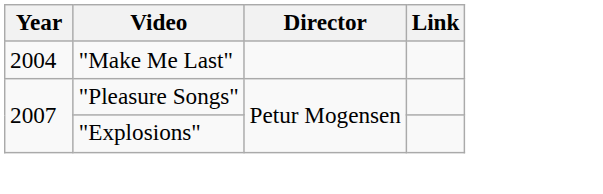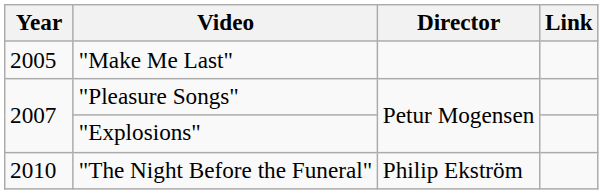(33, 59) 2004 -> (33, 59) 2005
+ row: (225, 170)
